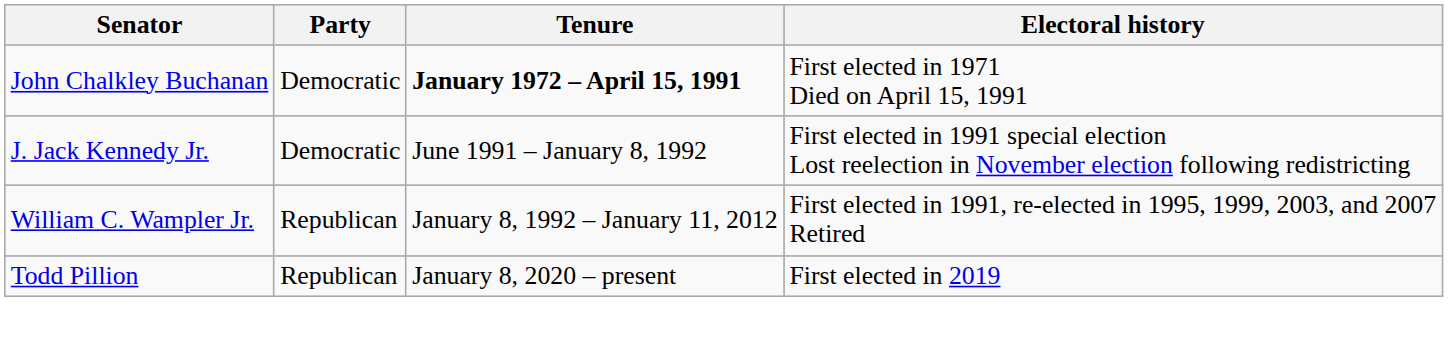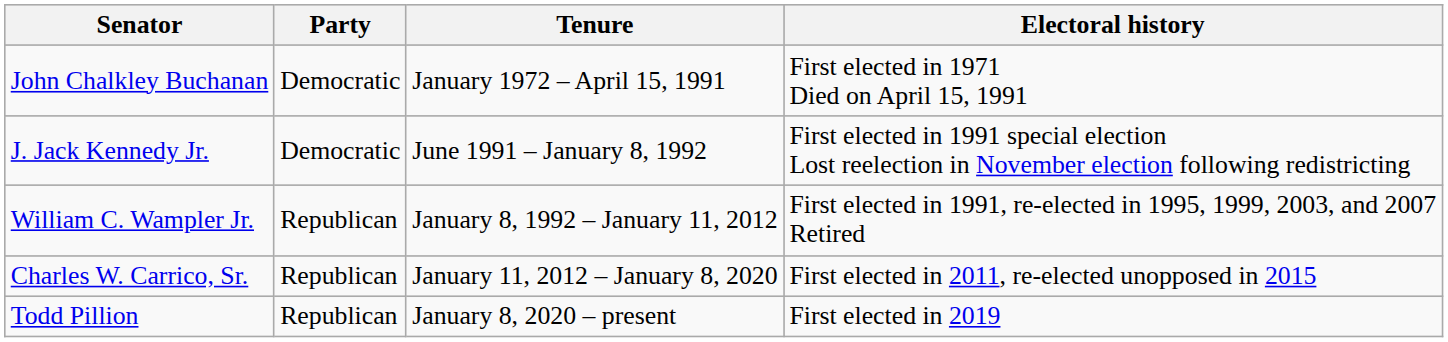(577, 80) bold -> (569, 80) normal
+ row: (130, 275)
